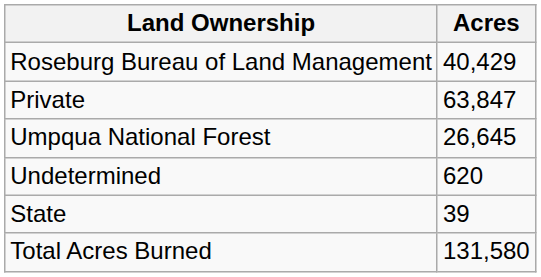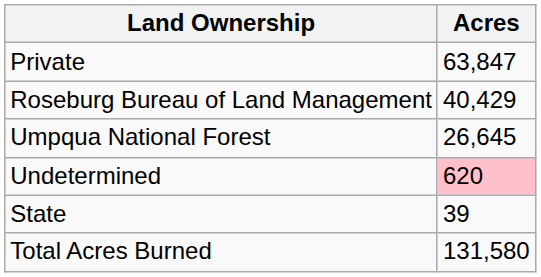rows swapped: (48, 99) <-> (221, 61)
(463, 175) no background -> (463, 175) pink background
